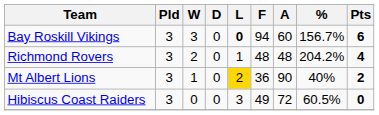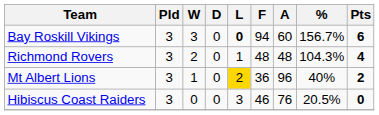(322, 57) 204.2% -> (322, 57) 104.3%
(285, 78) 90 -> (285, 78) 96
(262, 99) 49 -> (262, 99) 46
(285, 99) 72 -> (285, 99) 76
(322, 99) 60.5% -> (322, 99) 20.5%
